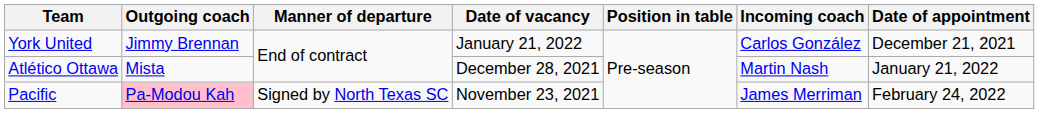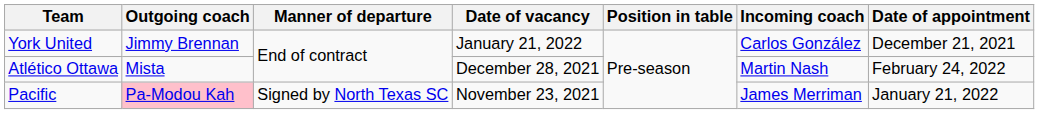(935, 69) January 21, 2022 -> (939, 69) February 24, 2022
(939, 95) February 24, 2022 -> (935, 95) January 21, 2022
